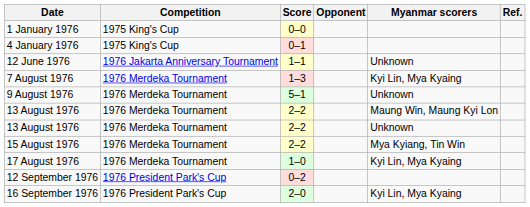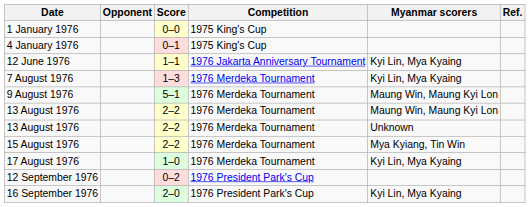columns swapped: (341, 12) <-> (190, 12)
(392, 62) Unknown -> (416, 62) Kyi Lin, Mya Kyaing
(392, 95) Unknown -> (434, 95) Maung Win, Maung Kyi Lon
